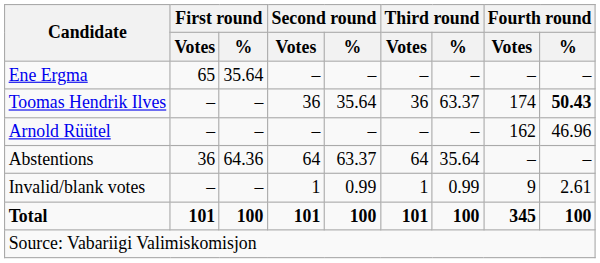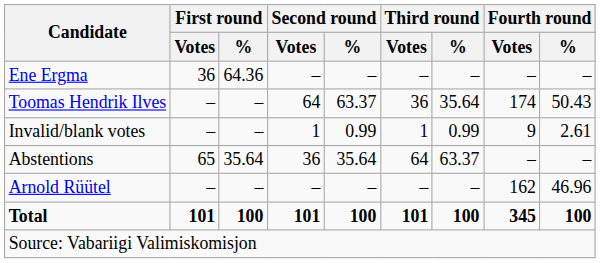(206, 74) 65 -> (206, 74) 36
(243, 74) 35.64 -> (243, 74) 64.36
(311, 103) 36 -> (311, 103) 64
(356, 103) 35.64 -> (356, 103) 63.37
(459, 103) 63.37 -> (459, 103) 35.64
(571, 103) bold -> (571, 103) normal
rows swapped: (60, 131) <-> (77, 187)
(206, 159) 36 -> (206, 159) 65
(243, 159) 64.36 -> (243, 159) 35.64
(311, 159) 64 -> (311, 159) 36
(356, 159) 63.37 -> (356, 159) 35.64
(459, 159) 35.64 -> (459, 159) 63.37
